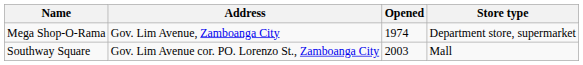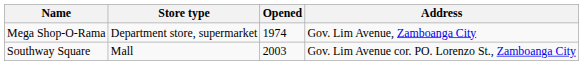columns swapped: (245, 13) <-> (503, 13)
